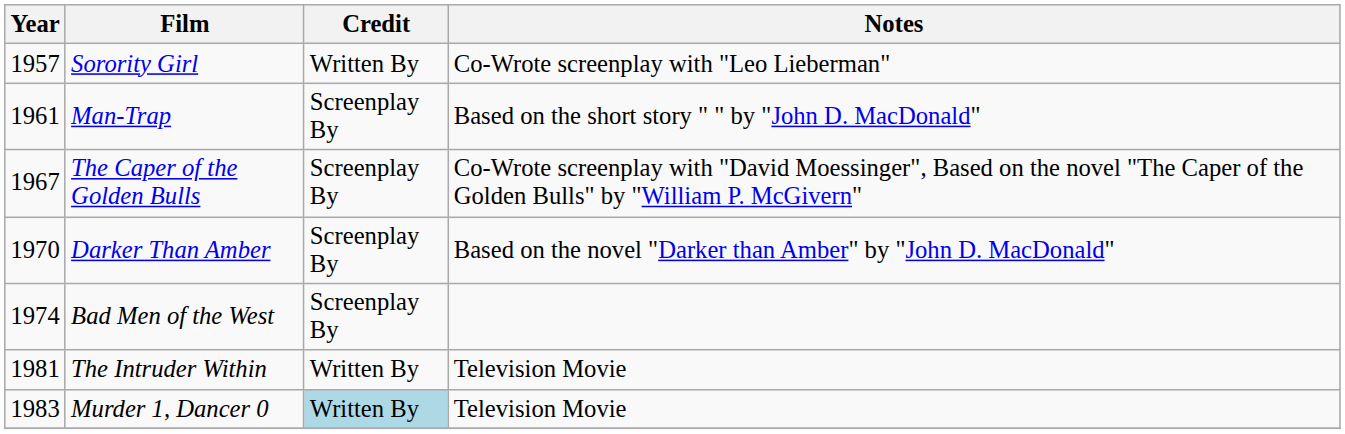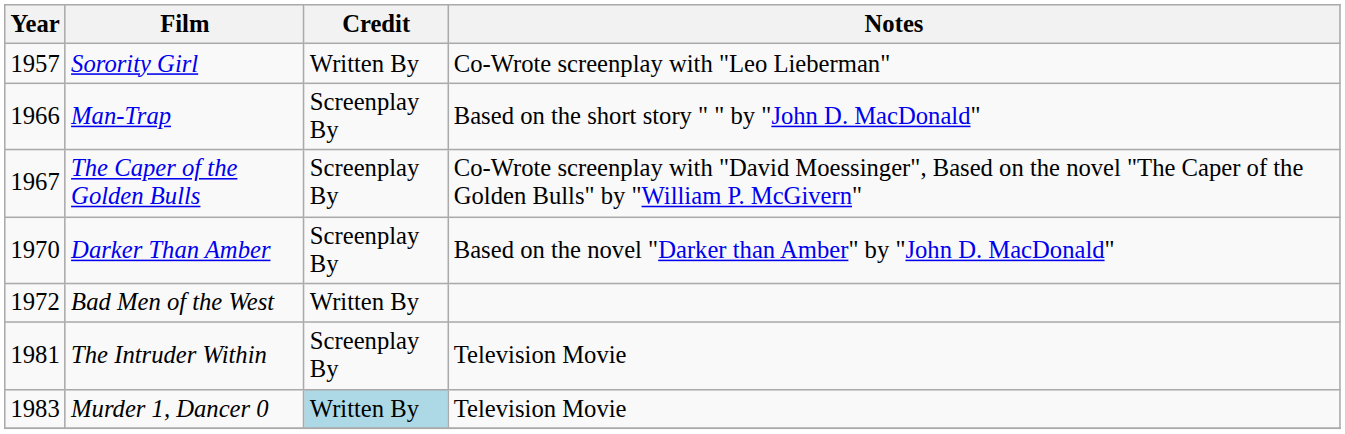(35, 116) 1961 -> (35, 116) 1966
(35, 316) 1974 -> (35, 302) 1972
(365, 316) Screenplay By -> (364, 302) Written By
(364, 369) Written By -> (365, 355) Screenplay By
